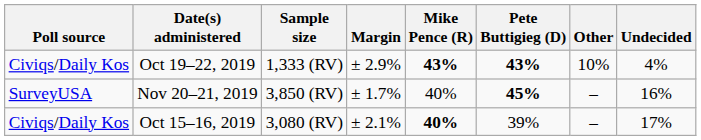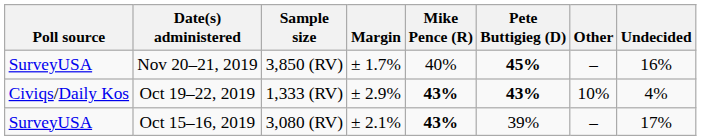rows swapped: (197, 93) <-> (197, 64)
(69, 121) Civiqs/Daily Kos -> (50, 121) SurveyUSA
(441, 121) 40% -> (441, 121) 43%
